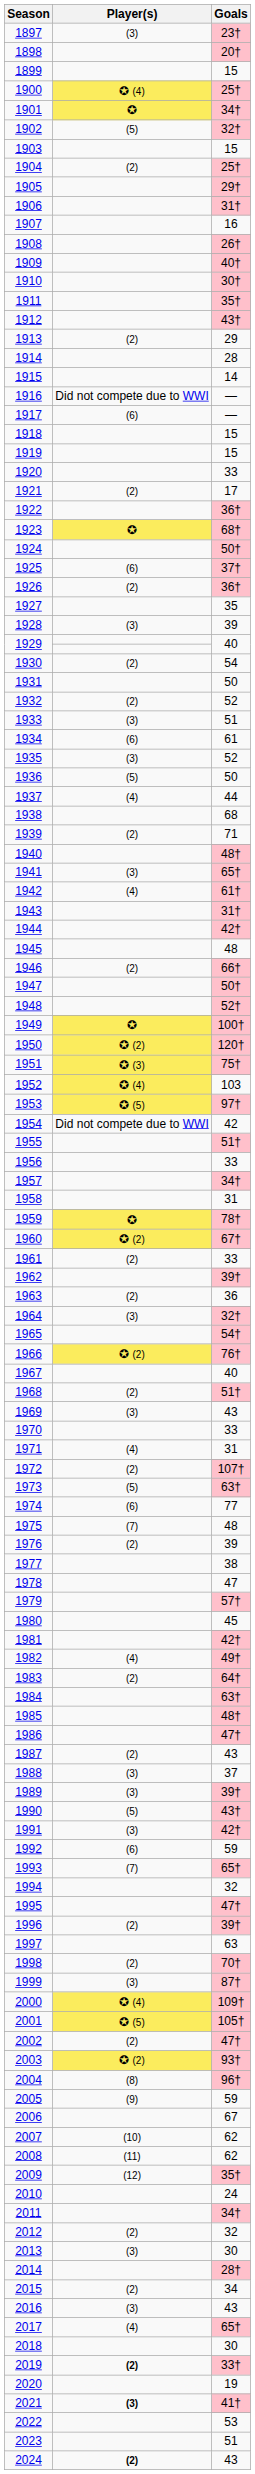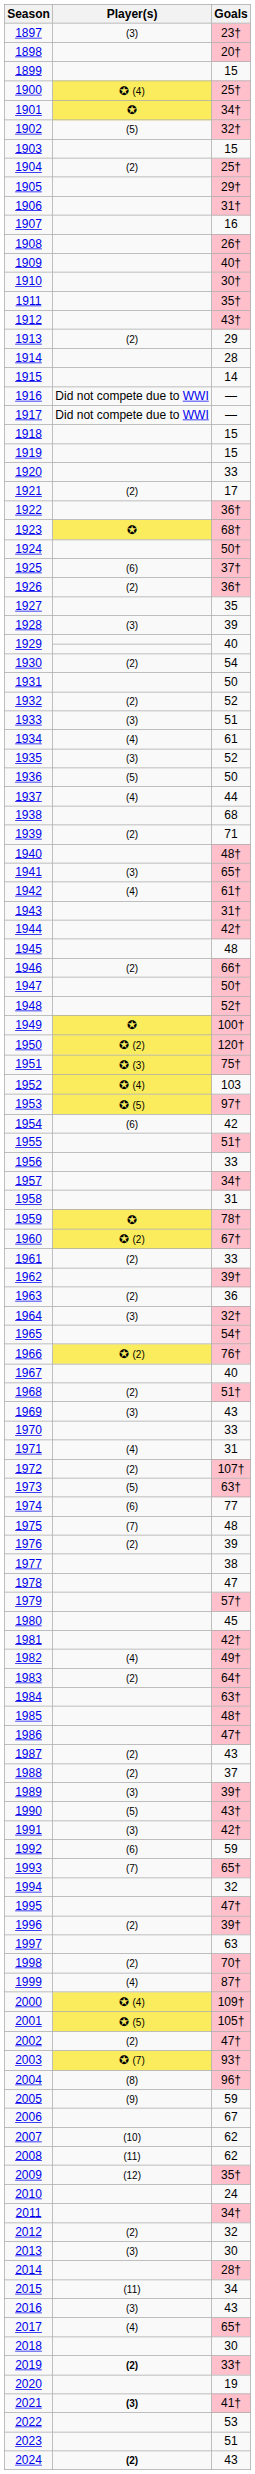(132, 415) (6) -> (132, 415) Did not compete due to WWI
(132, 740) (6) -> (132, 740) (4)
(132, 1123) Did not compete due to WWI -> (132, 1124) (6)
(132, 1773) (3) -> (132, 1773) (2)
(132, 1983) (3) -> (132, 1983) (4)
(132, 2060) ✪ (2) -> (132, 2060) ✪ (7)
(132, 2289) (2) -> (132, 2289) (11)
